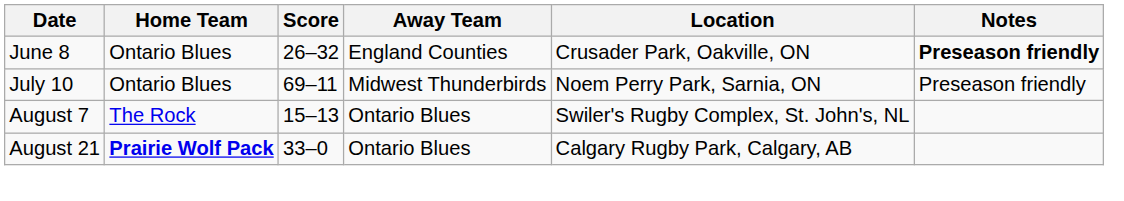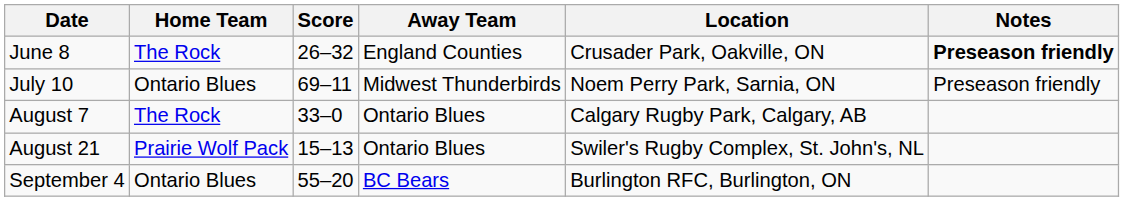(170, 52) Ontario Blues -> (177, 52) The Rock
(311, 116) 15–13 -> (320, 116) 33–0
(733, 116) Swiler's Rugby Complex, St. John's, NL -> (718, 116) Calgary Rugby Park, Calgary, AB
(192, 148) bold -> (211, 148) normal
(305, 148) 33–0 -> (326, 148) 15–13
(704, 148) Calgary Rugby Park, Calgary, AB -> (747, 148) Swiler's Rugby Complex, St. John's, NL
+ row: (67, 180)
